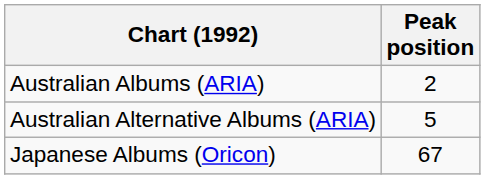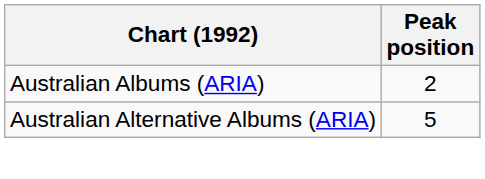- row: (143, 155)
